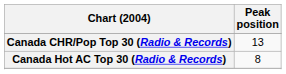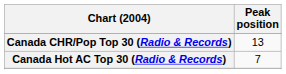(258, 59) 8 -> (258, 59) 7
